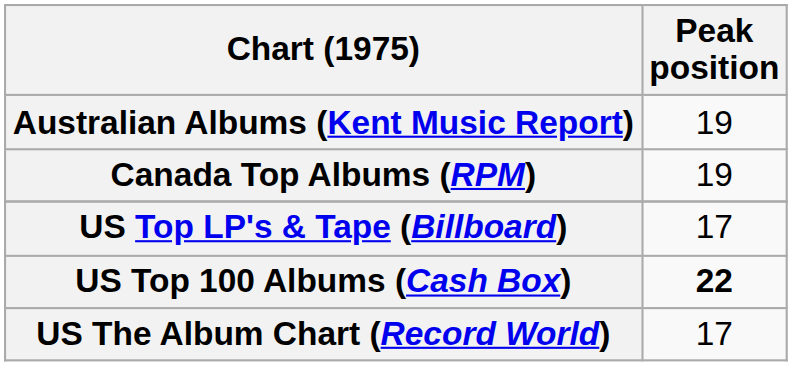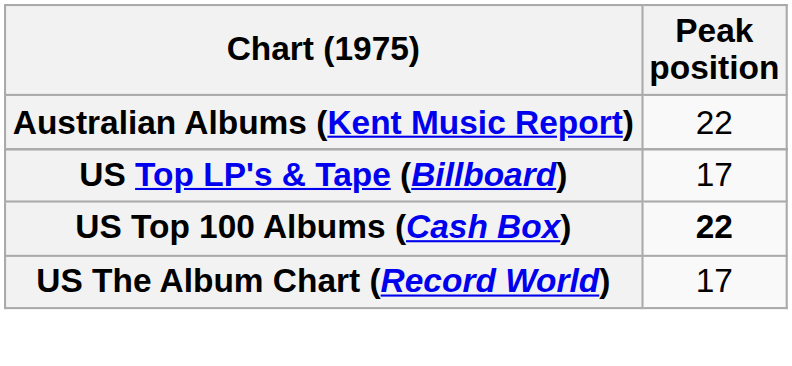(714, 121) 19 -> (714, 121) 22
- row: (323, 174)
